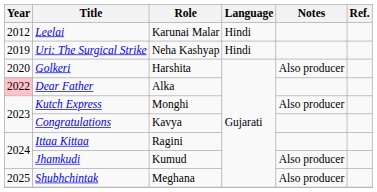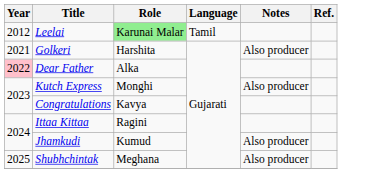(186, 31) no background -> (150, 31) lightgreen background
(238, 31) Hindi -> (202, 31) Tamil
- row: (91, 50)
(19, 68) 2020 -> (19, 50) 2021
